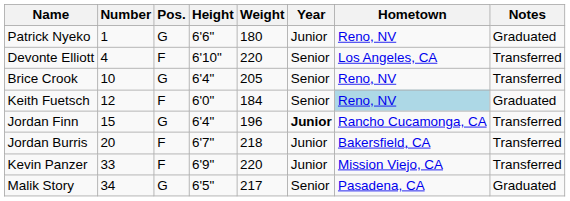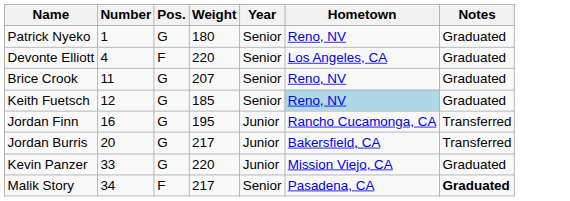- column: (213, 15)
(309, 36) Junior -> (262, 36) Senior
(527, 57) Transferred -> (474, 57) Graduated
(108, 79) 10 -> (107, 79) 11
(251, 79) 205 -> (203, 79) 207
(527, 79) Transferred -> (474, 79) Graduated
(161, 100) F -> (163, 100) G
(251, 100) 184 -> (203, 100) 185
(108, 121) 15 -> (108, 121) 16
(251, 121) 196 -> (203, 121) 195
(311, 121) bold -> (261, 121) normal
(161, 143) F -> (163, 143) G
(251, 143) 218 -> (203, 143) 217
(161, 164) F -> (163, 164) G
(527, 164) Transferred -> (474, 164) Graduated
(163, 185) G -> (161, 185) F
(525, 185) normal -> (476, 185) bold
